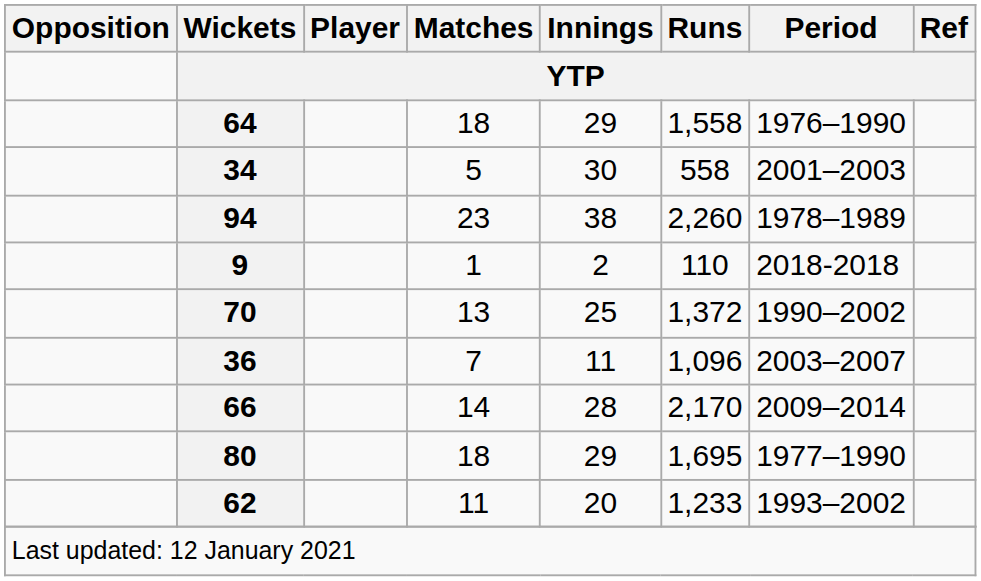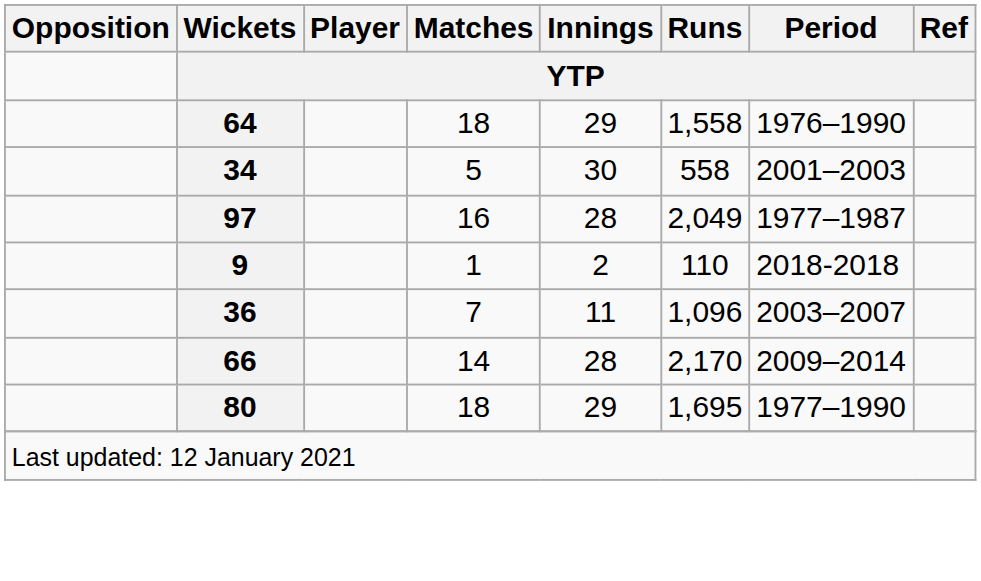+ row: (240, 218)
- row: (240, 218)
- row: (240, 312)
- row: (240, 502)
